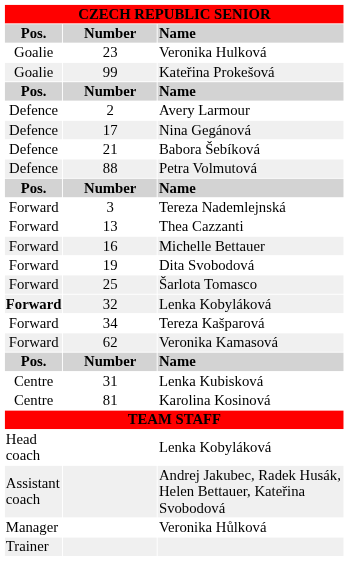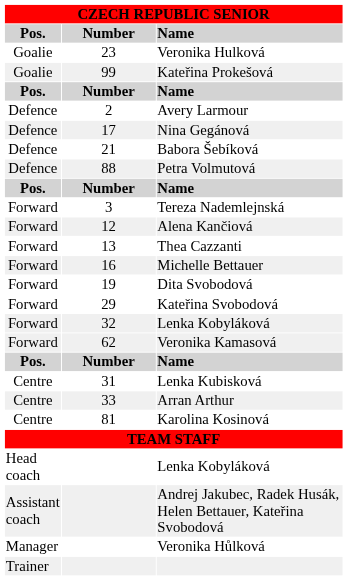+ row: (109, 226)
- row: (110, 284)
+ row: (109, 303)
(34, 303) bold -> (33, 323) normal
- row: (110, 323)
+ row: (109, 400)
